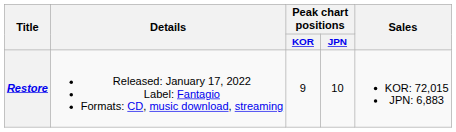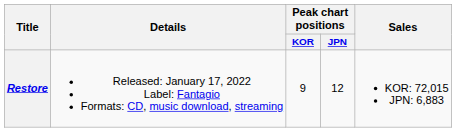(337, 88) 10 -> (337, 88) 12
